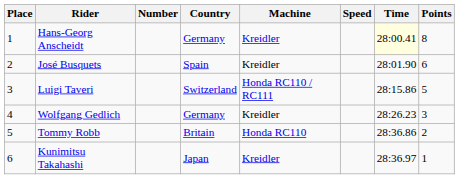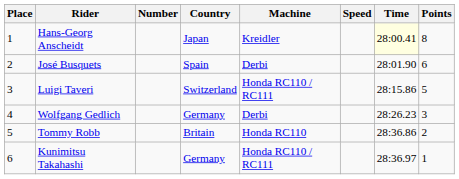(204, 39) Germany -> (196, 39) Japan
(261, 64) Kreidler -> (255, 64) Derbi
(261, 114) Kreidler -> (255, 114) Derbi
(196, 158) Japan -> (204, 158) Germany
(261, 158) Kreidler -> (277, 158) Honda RC110 / RC111
